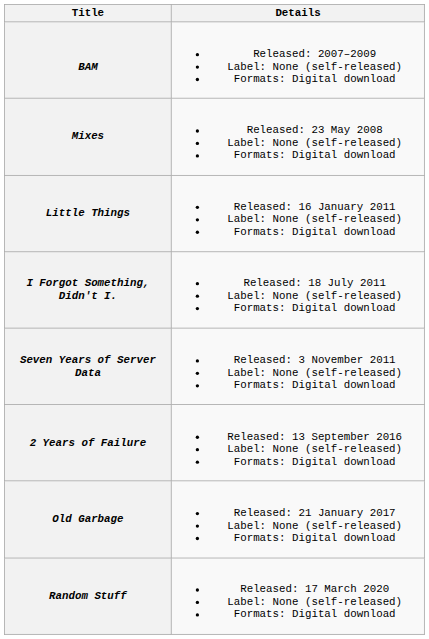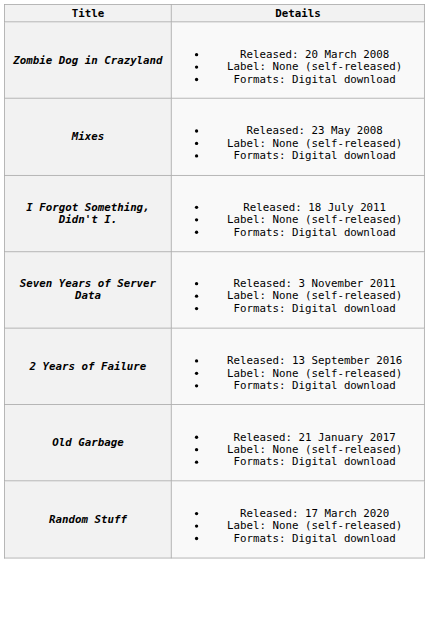- row: (88, 66)
+ row: (88, 60)
- row: (88, 213)
